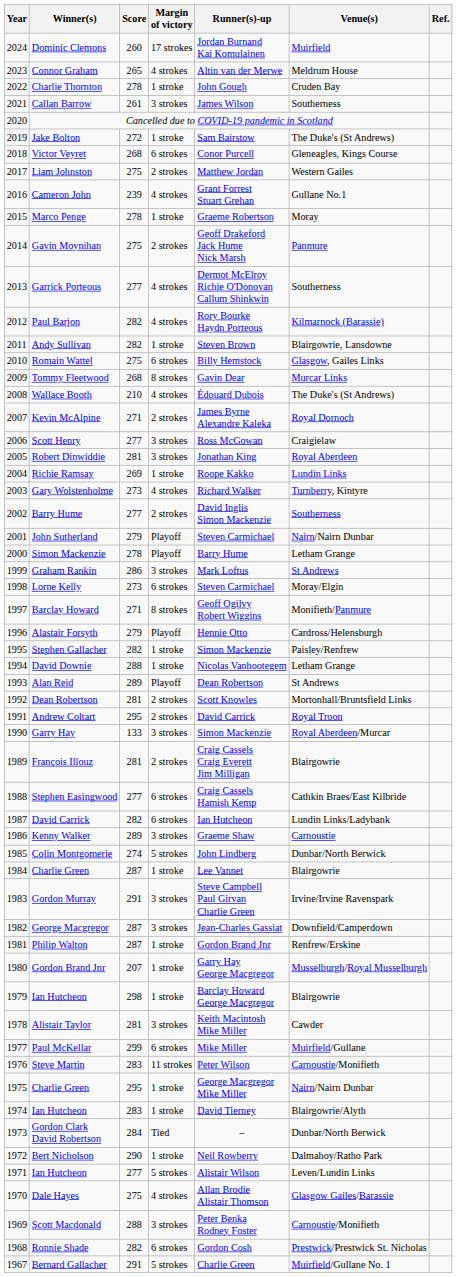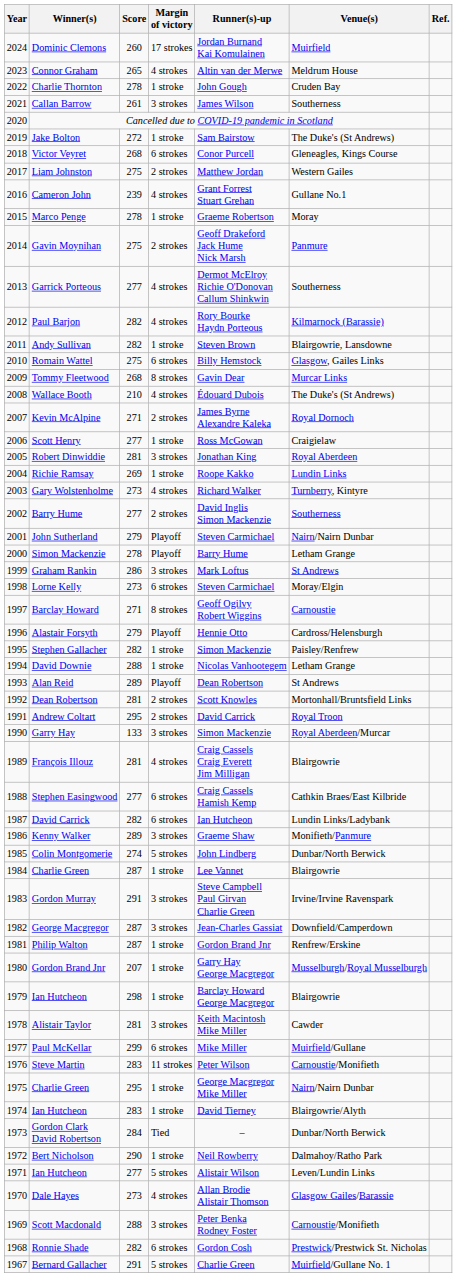(169, 440) 3 strokes -> (167, 440) 1 stroke
(331, 609) Monifieth/Panmure -> (313, 609) Carnoustie
(169, 762) 2 strokes -> (169, 762) 4 strokes
(313, 836) Carnoustie -> (331, 836) Monifieth/Panmure
(134, 1195) 275 -> (134, 1195) 273
